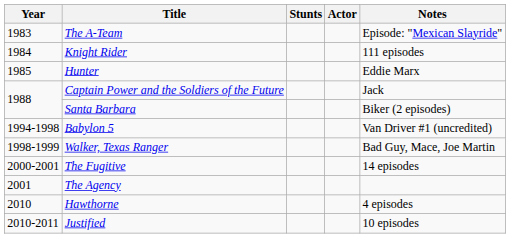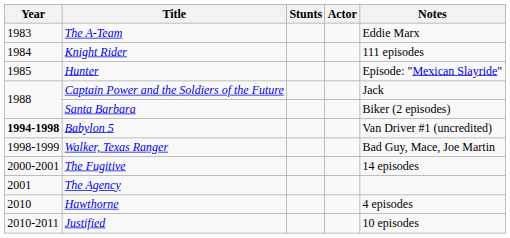(432, 33) Episode: "Mexican Slayride" -> (391, 33) Eddie Marx
(391, 71) Eddie Marx -> (432, 71) Episode: "Mexican Slayride"
(33, 128) normal -> (33, 128) bold
